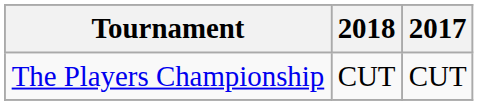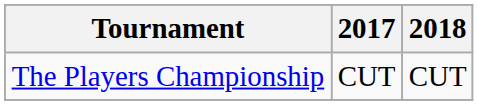columns swapped: (438, 28) <-> (367, 28)
